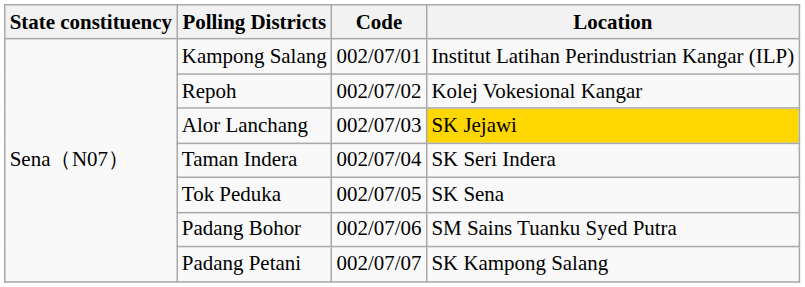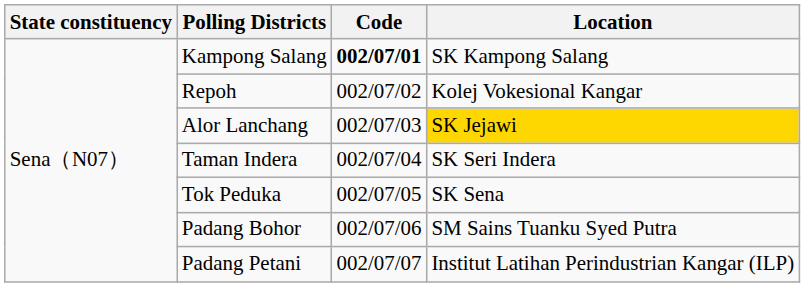(379, 55) normal -> (379, 55) bold
(613, 55) Institut Latihan Perindustrian Kangar (ILP) -> (520, 55) SK Kampong Salang
(520, 263) SK Kampong Salang -> (613, 263) Institut Latihan Perindustrian Kangar (ILP)
